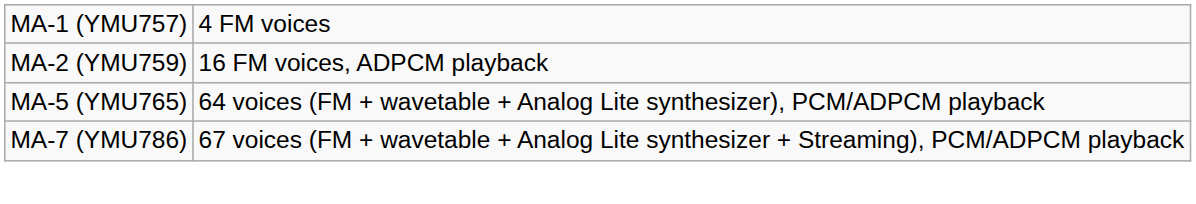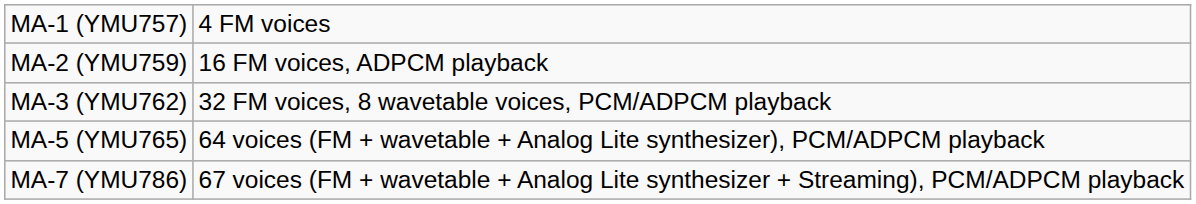+ row: (99, 101)
